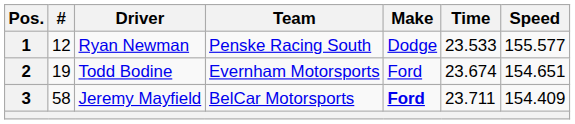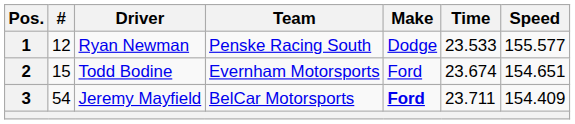(61, 72) 19 -> (61, 72) 15
(61, 98) 58 -> (61, 98) 54
